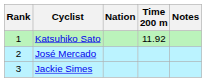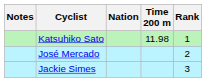columns swapped: (18, 17) <-> (186, 17)
(154, 38) 11.92 -> (157, 38) 11.98
